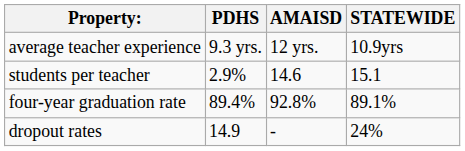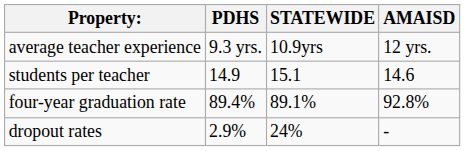columns swapped: (306, 18) <-> (403, 18)
(228, 74) 2.9% -> (225, 74) 14.9
(225, 131) 14.9 -> (228, 131) 2.9%
